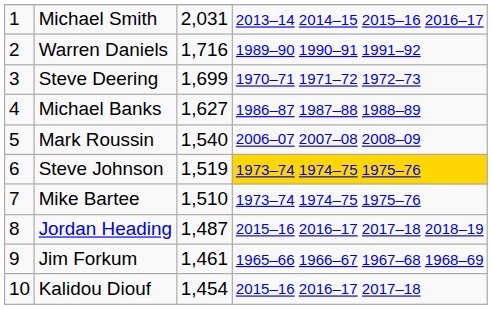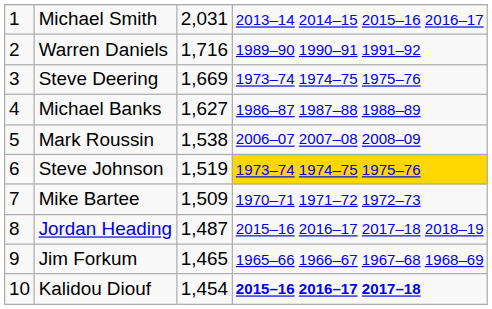(204, 79) 1,699 -> (204, 79) 1,669
(328, 79) 1970–71 1971–72 1972–73 -> (328, 79) 1973–74 1974–75 1975–76
(204, 139) 1,540 -> (204, 139) 1,538
(204, 199) 1,510 -> (204, 199) 1,509
(328, 199) 1973–74 1974–75 1975–76 -> (328, 199) 1970–71 1971–72 1972–73
(204, 259) 1,461 -> (204, 259) 1,465
(328, 289) normal -> (328, 289) bold
